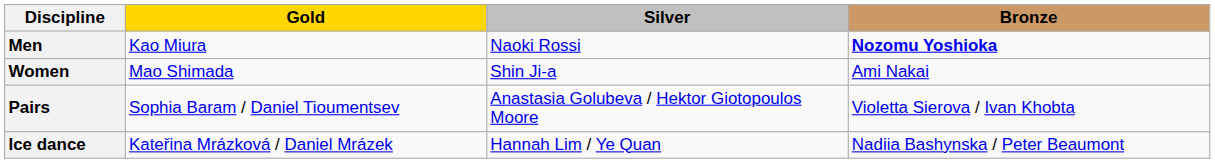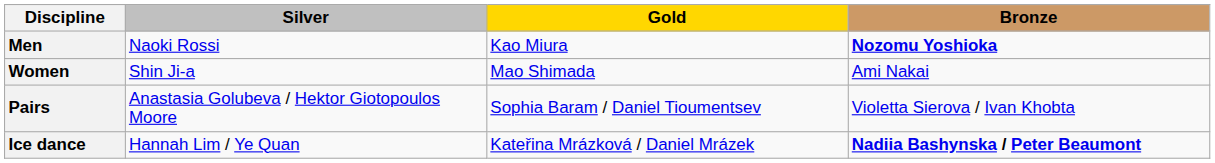columns swapped: (306, 17) <-> (667, 17)
(988, 144) normal -> (996, 144) bold
